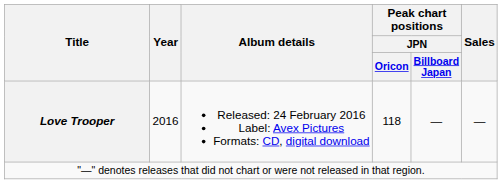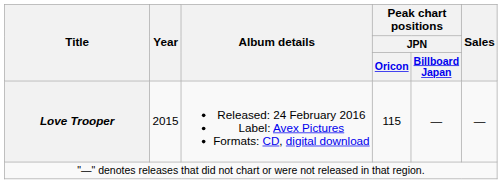(166, 121) 2016 -> (166, 121) 2015
(392, 121) 118 -> (392, 121) 115
